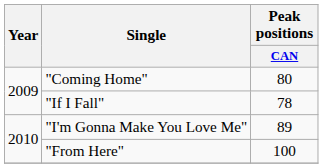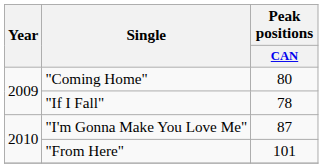(285, 127) 89 -> (285, 127) 87
(285, 151) 100 -> (285, 151) 101
